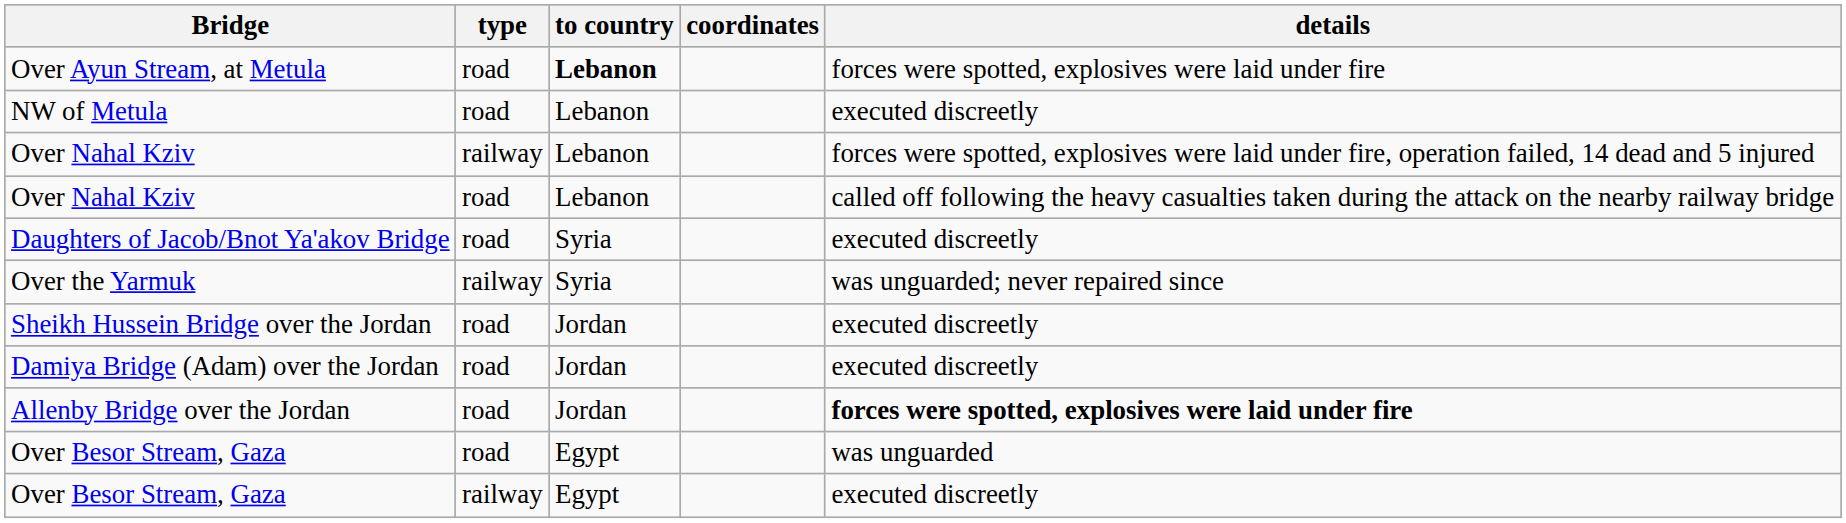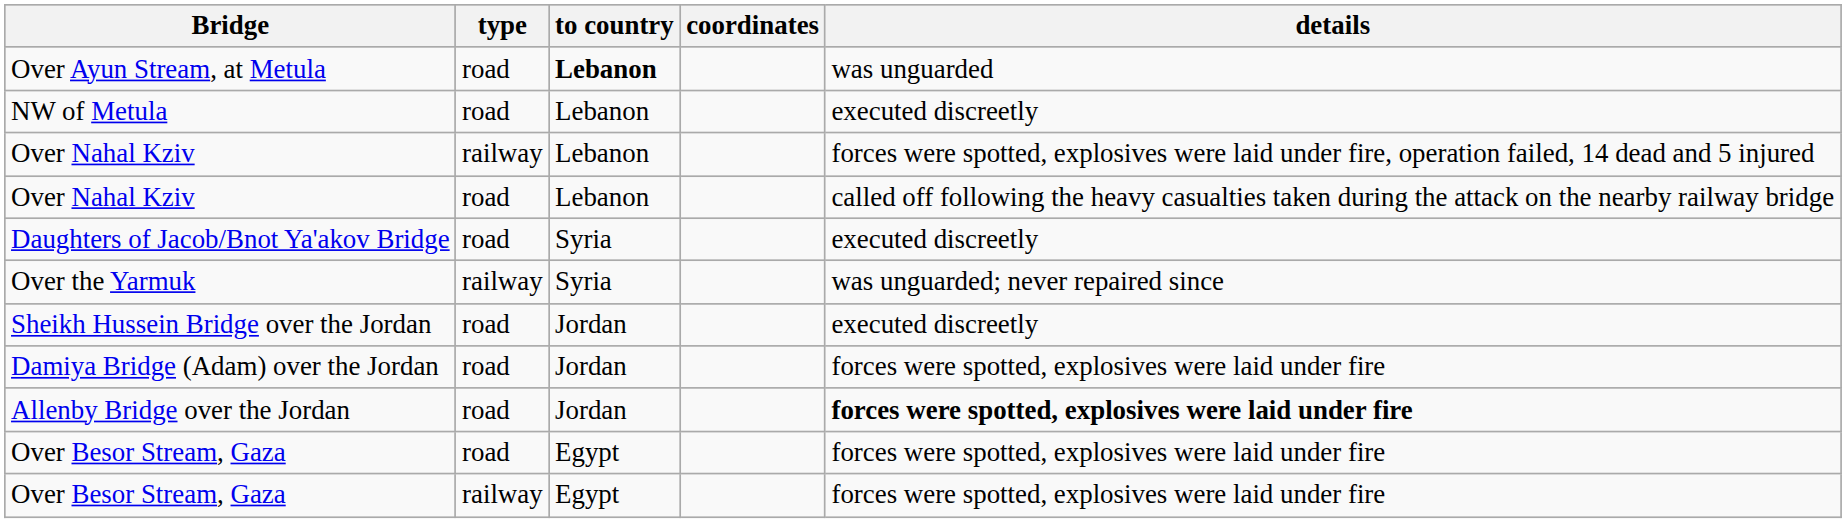(1108, 68) forces were spotted, explosives were laid under fire -> (912, 68) was unguarded
(935, 366) executed discreetly -> (1108, 366) forces were spotted, explosives were laid under fire
(912, 452) was unguarded -> (1108, 452) forces were spotted, explosives were laid under fire
(935, 494) executed discreetly -> (1108, 494) forces were spotted, explosives were laid under fire
